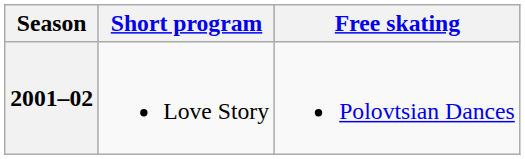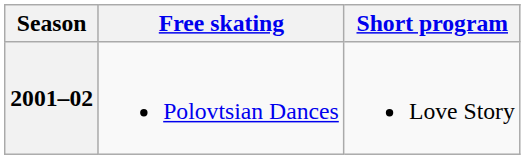columns swapped: (187, 23) <-> (397, 23)
